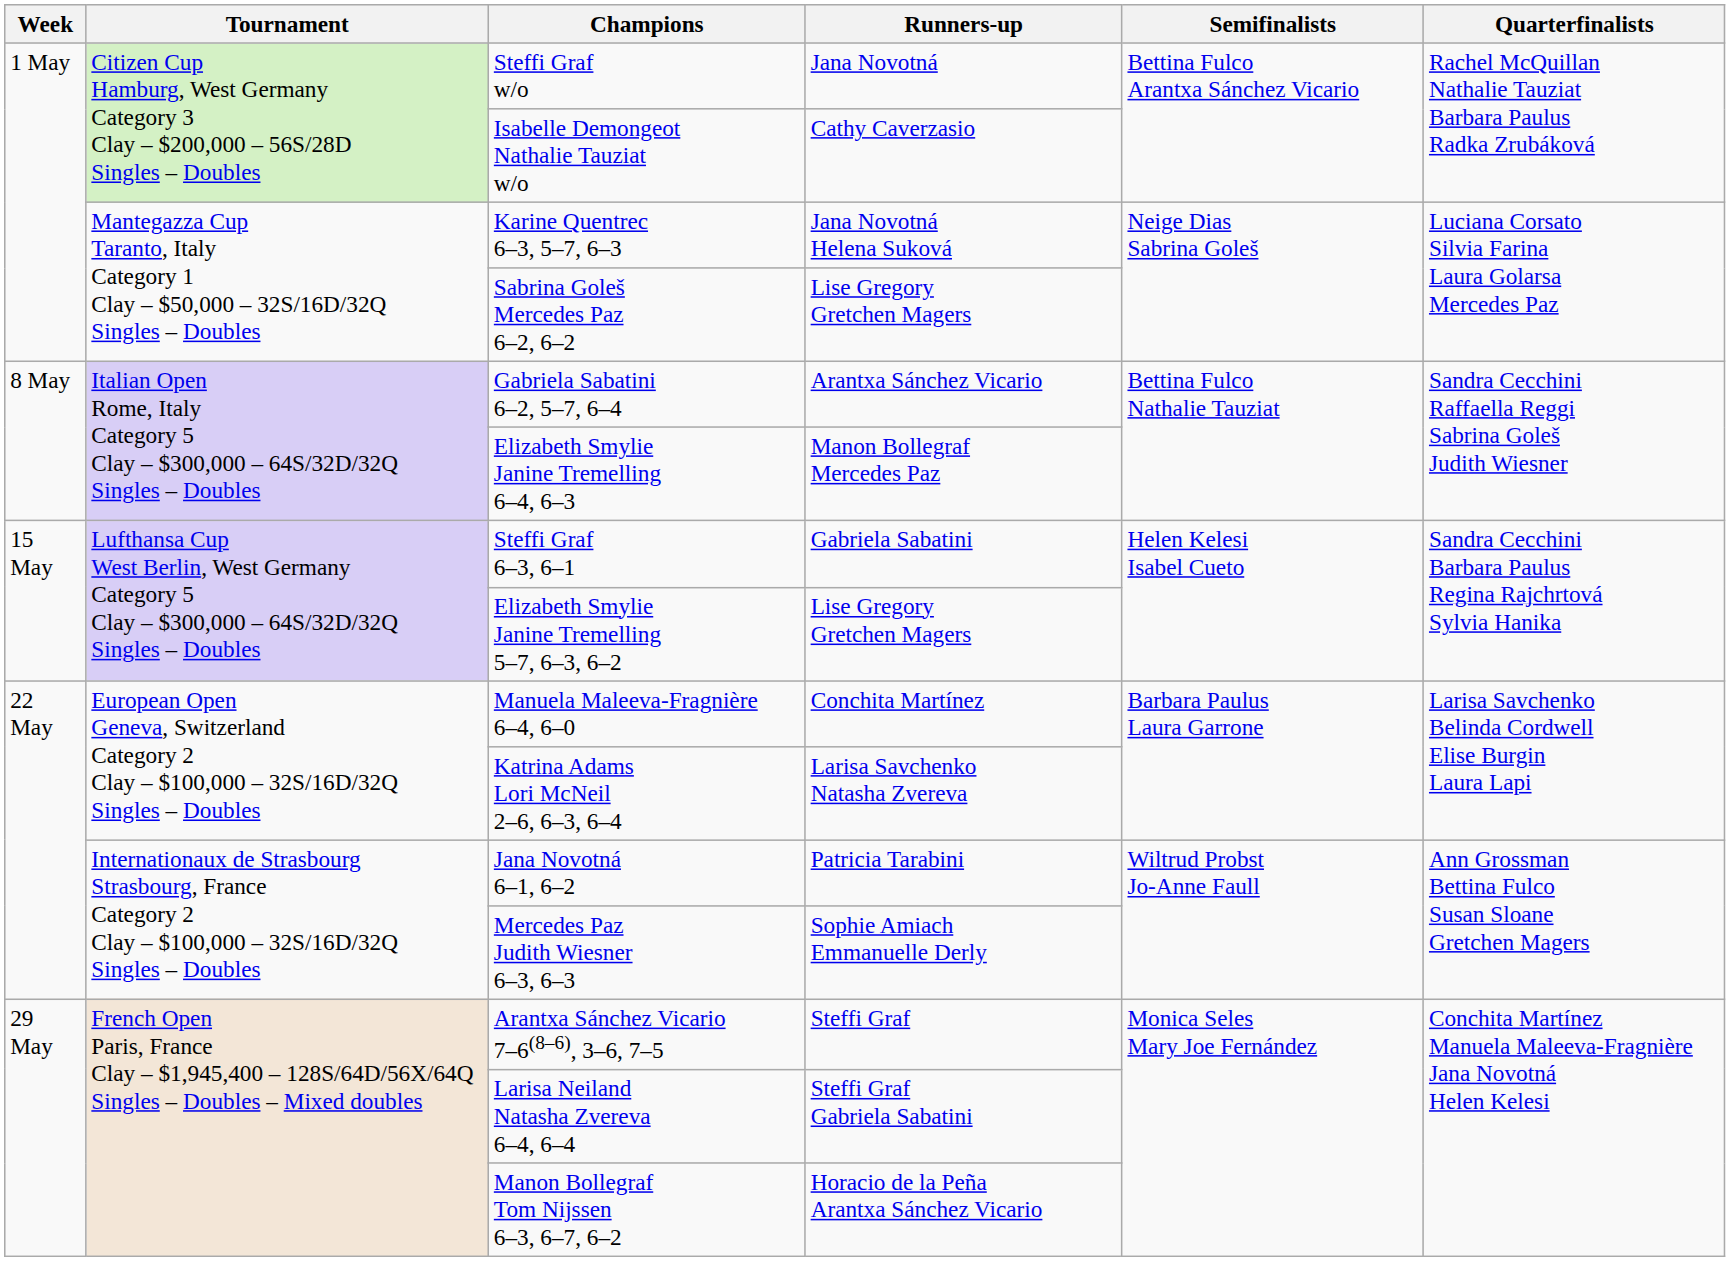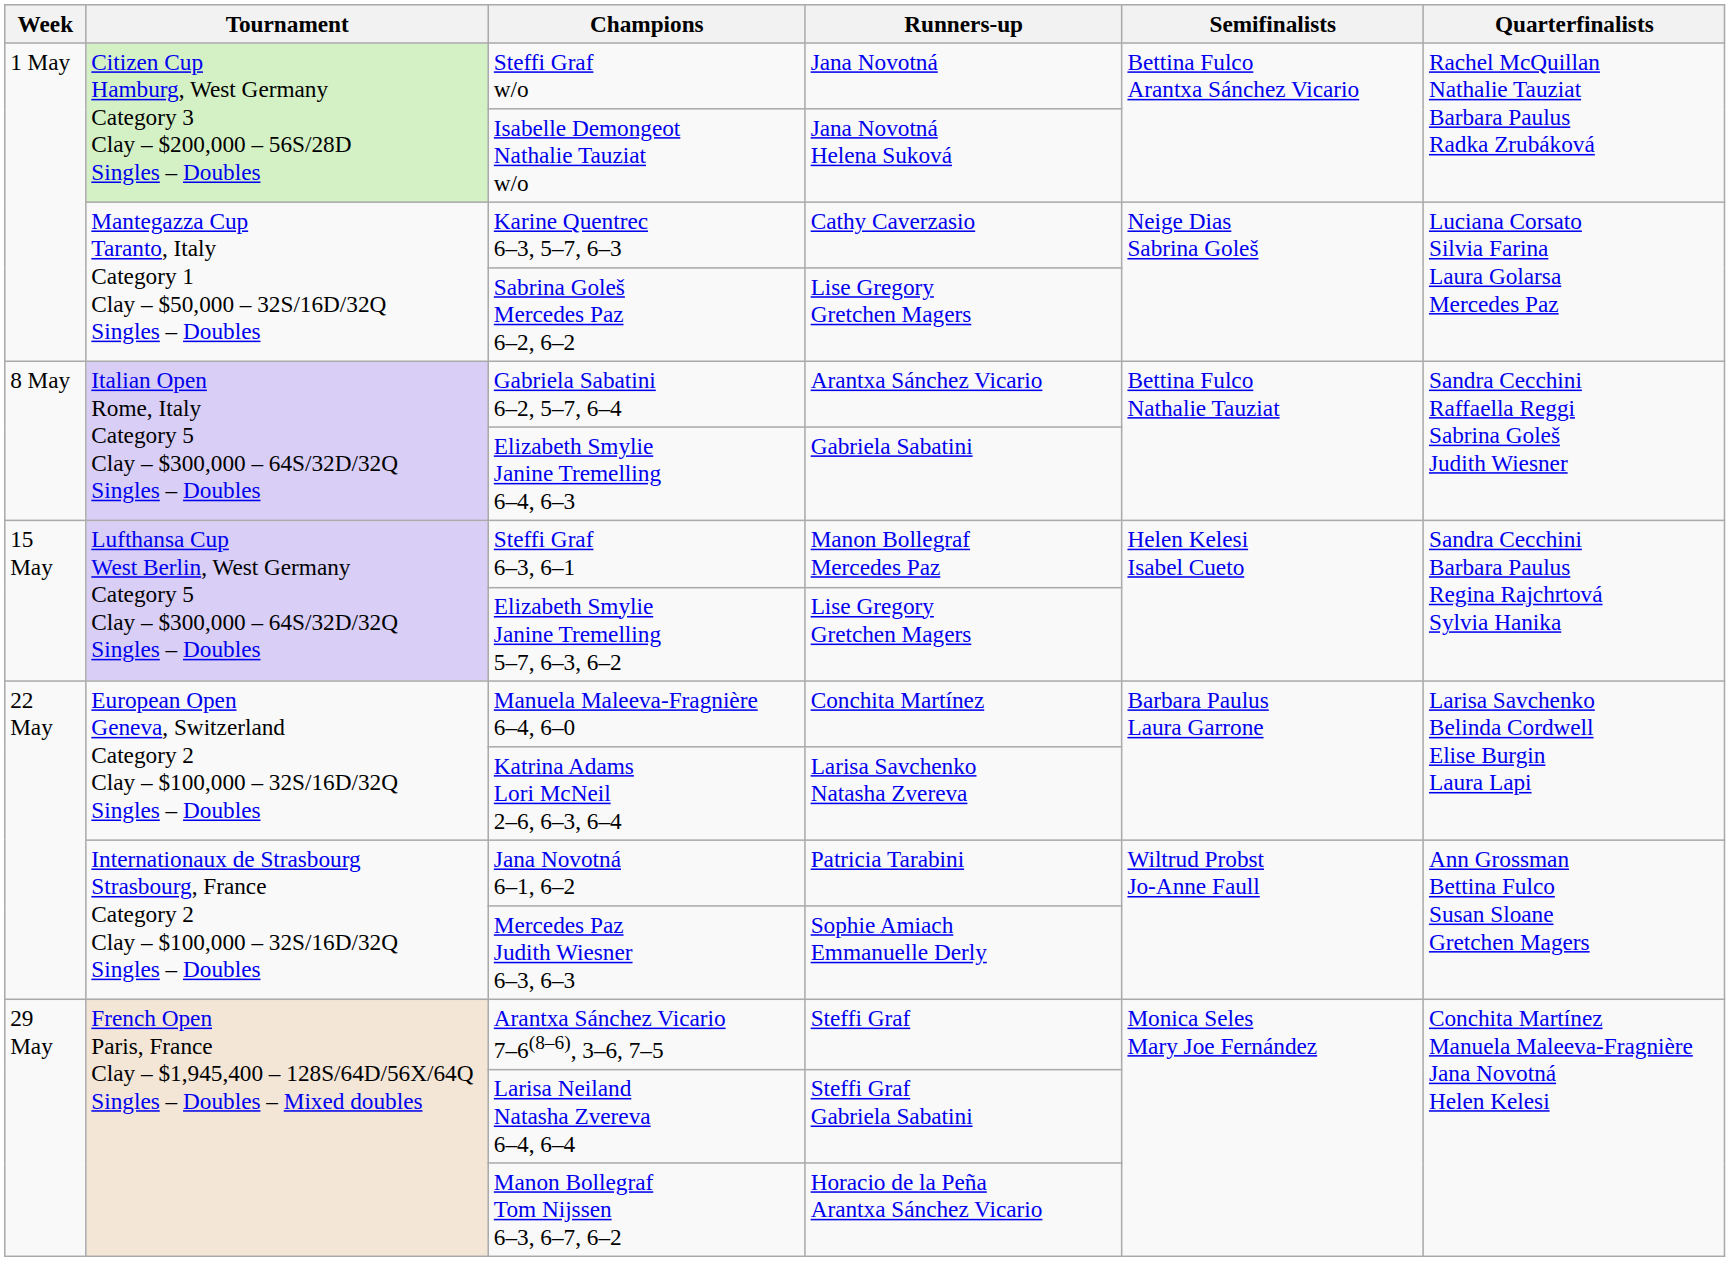(893, 128) Cathy Caverzasio -> (881, 141) Jana Novotná Helena Suková
(881, 235) Jana Novotná Helena Suková -> (893, 221) Cathy Caverzasio
(890, 460) Manon Bollegraf Mercedes Paz -> (892, 446) Gabriela Sabatini
(892, 540) Gabriela Sabatini -> (890, 553) Manon Bollegraf Mercedes Paz
